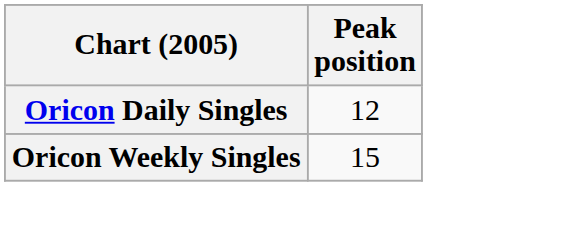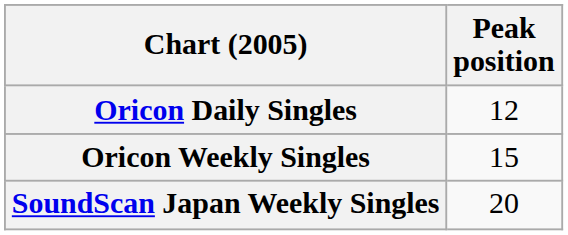+ row: (226, 204)
